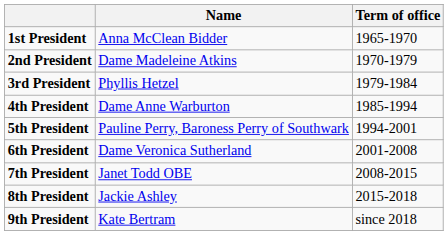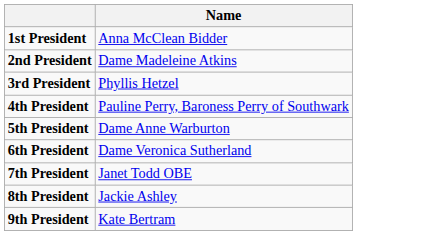- column: (398, 15)
(164, 106) Dame Anne Warburton -> (224, 106) Pauline Perry, Baroness Perry of Southwark
(224, 128) Pauline Perry, Baroness Perry of Southwark -> (164, 128) Dame Anne Warburton
